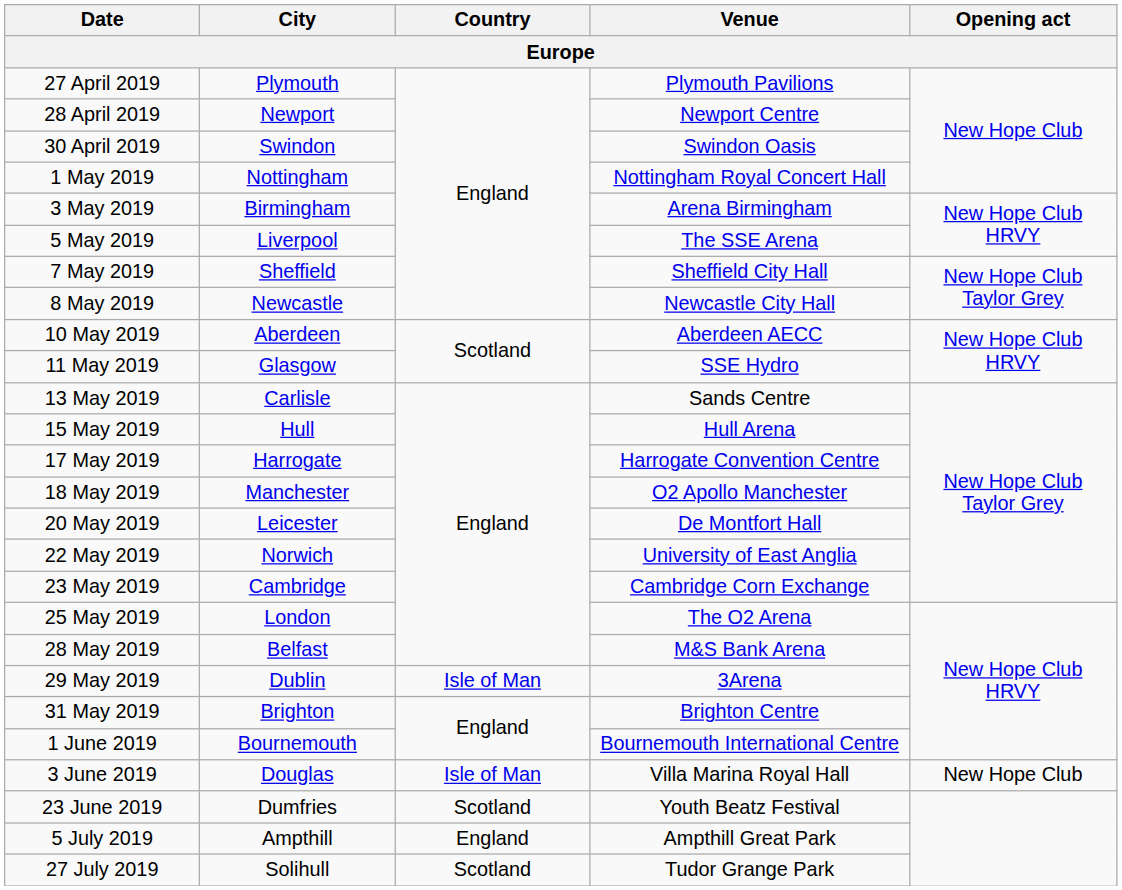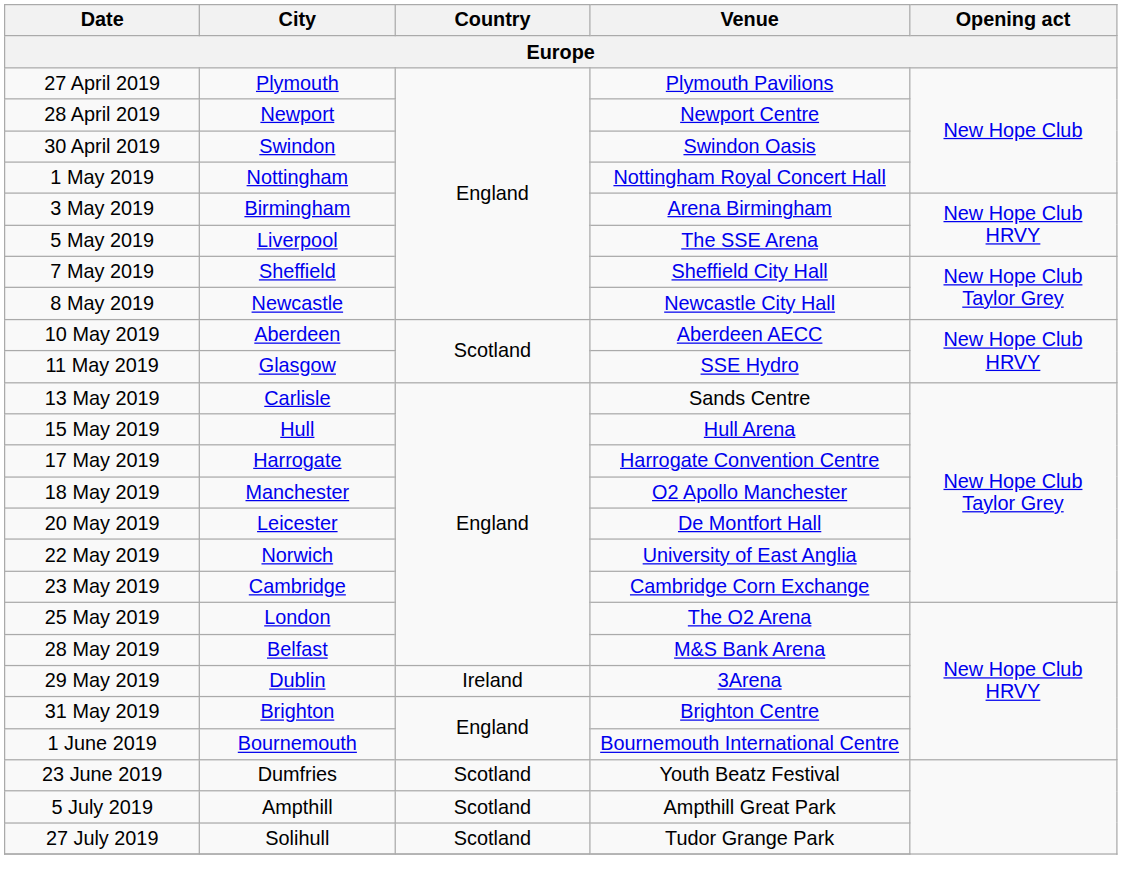(492, 680) Isle of Man -> (492, 680) Ireland
- row: (102, 775)
(492, 838) England -> (492, 806) Scotland
